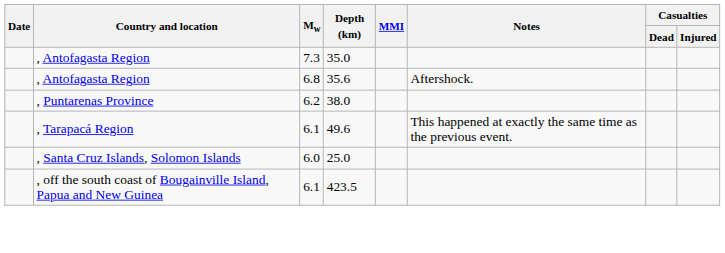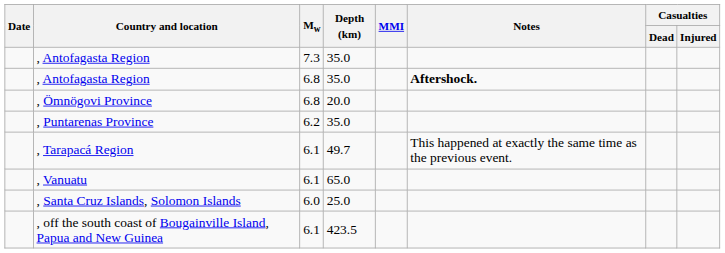(338, 79) 35.6 -> (338, 79) 35.0
(442, 79) normal -> (444, 79) bold
+ row: (94, 100)
(338, 100) 38.0 -> (338, 121) 35.0
(338, 129) 49.6 -> (338, 150) 49.7
+ row: (62, 179)
